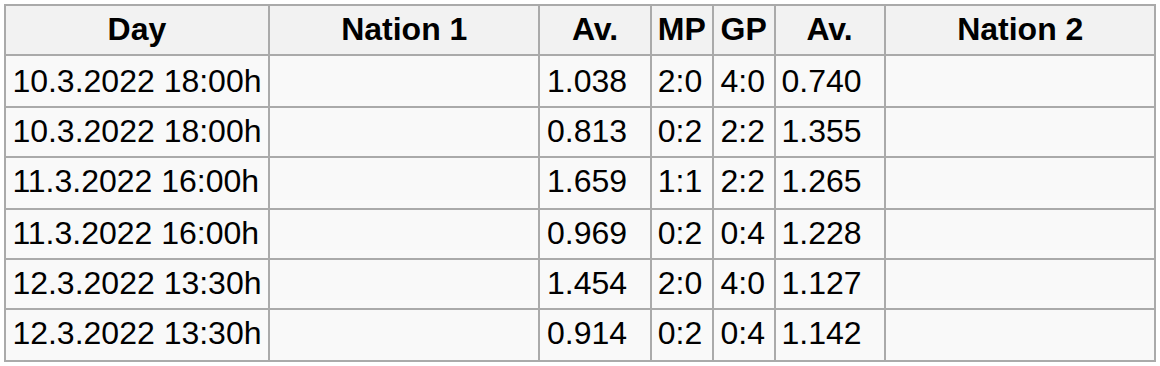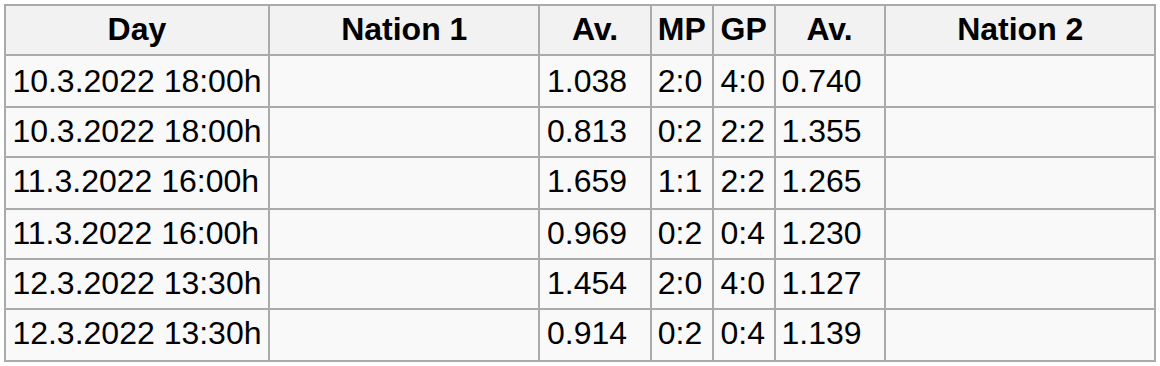(822, 232) 1.228 -> (822, 232) 1.230
(822, 334) 1.142 -> (822, 334) 1.139
